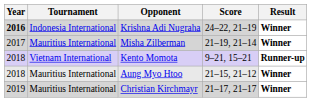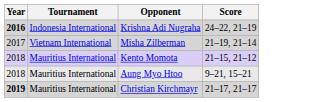- column: (283, 12)
(73, 43) Mauritius International -> (71, 43) Vietnam International
(71, 58) Vietnam International -> (73, 58) Mauritius International
(228, 58) 9–21, 15–21 -> (231, 58) 21–15, 21–12
(231, 74) 21–15, 21–12 -> (228, 74) 9–21, 15–21
(16, 89) normal -> (16, 89) bold
